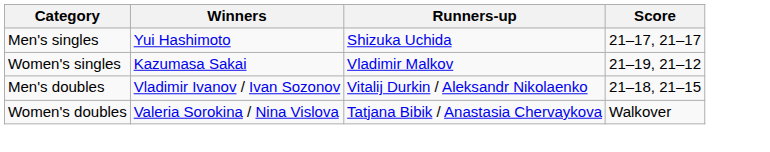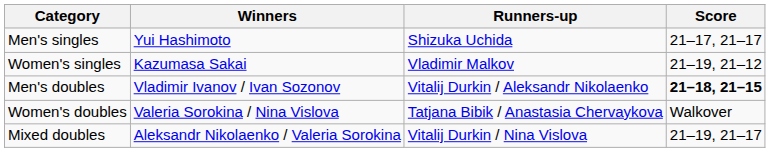(655, 87) normal -> (716, 87) bold
+ row: (56, 135)
